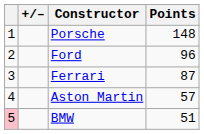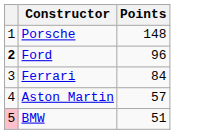- column: (33, 15)
(11, 57) normal -> (11, 57) bold
(188, 77) 87 -> (159, 77) 84
